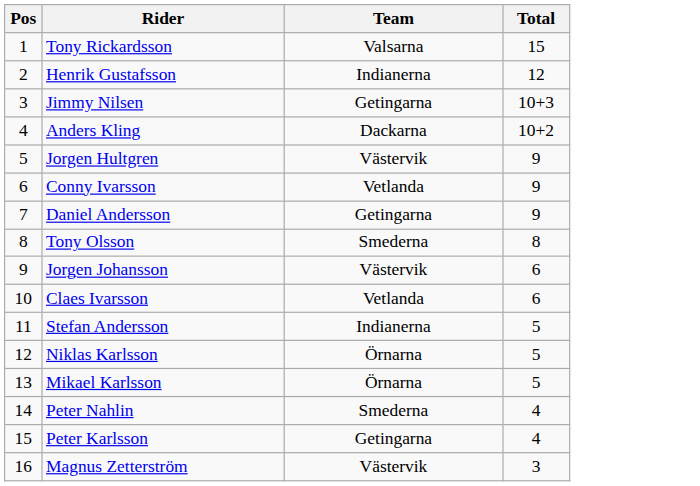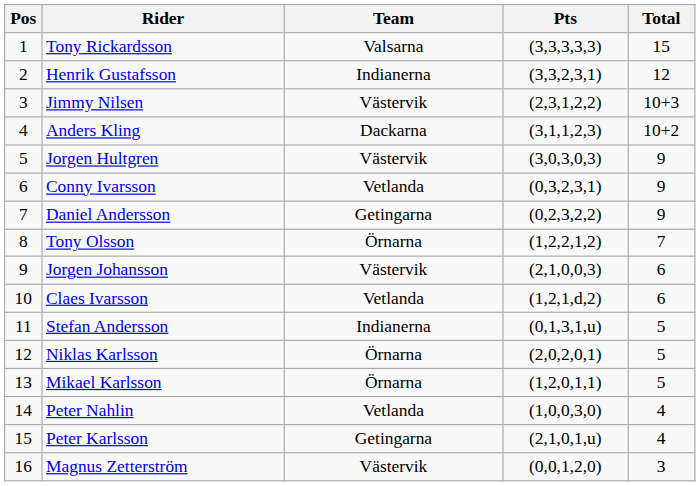+ column: (565, 18)
(393, 102) Getingarna -> (393, 102) Västervik
(393, 242) Smederna -> (393, 242) Örnarna
(536, 242) 8 -> (661, 242) 7
(393, 410) Smederna -> (393, 410) Vetlanda
